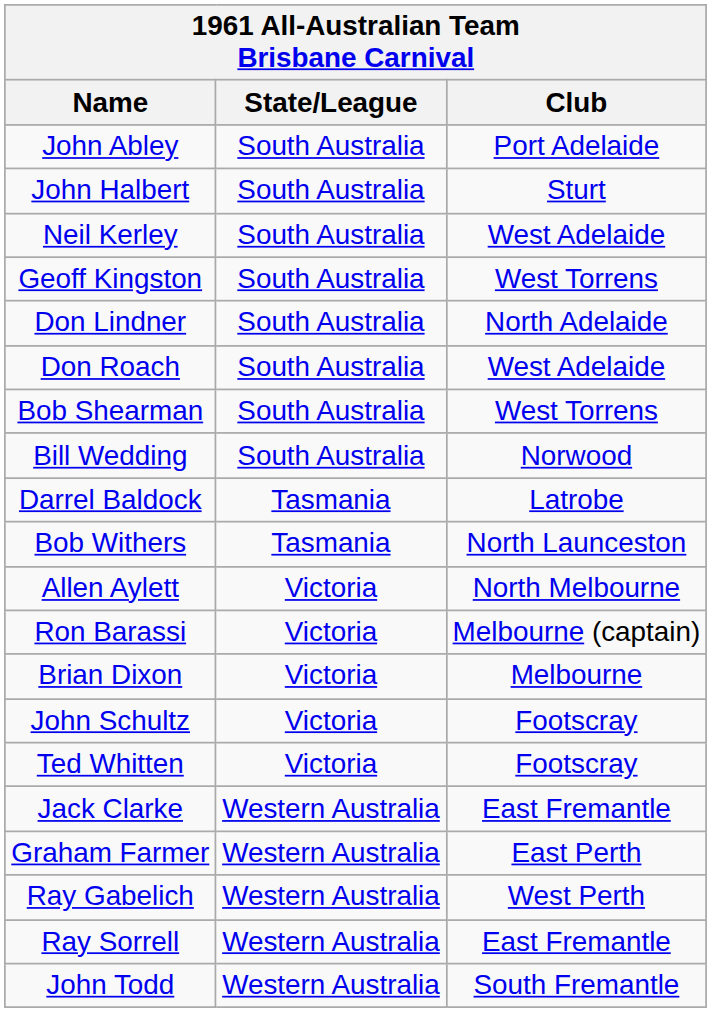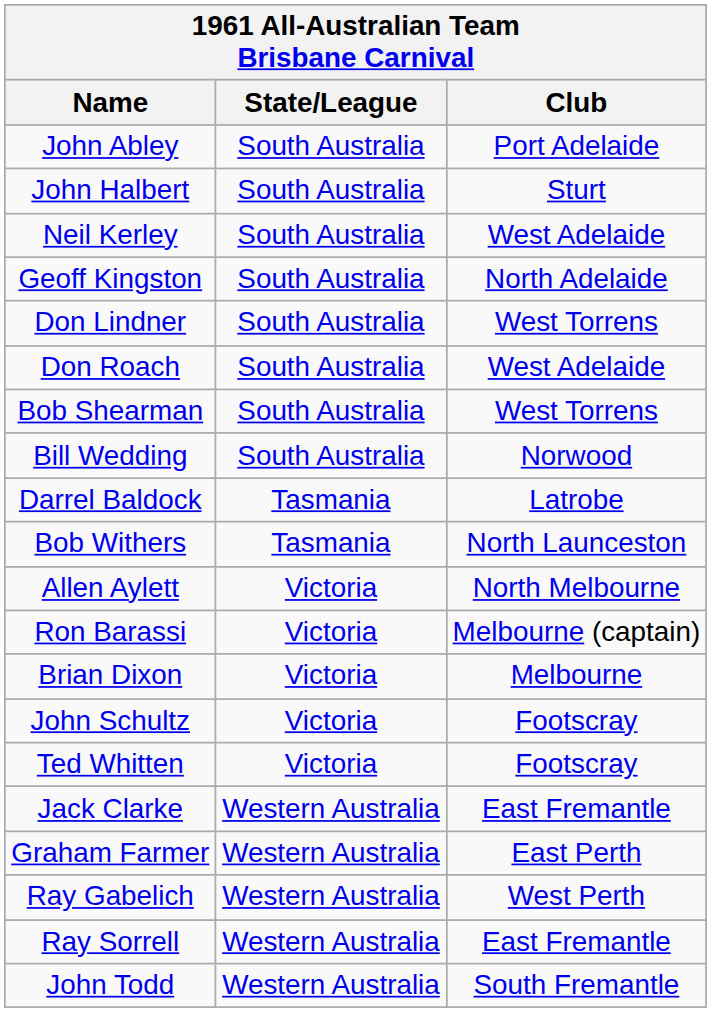(576, 278) West Torrens -> (576, 278) North Adelaide
(576, 322) North Adelaide -> (576, 322) West Torrens
